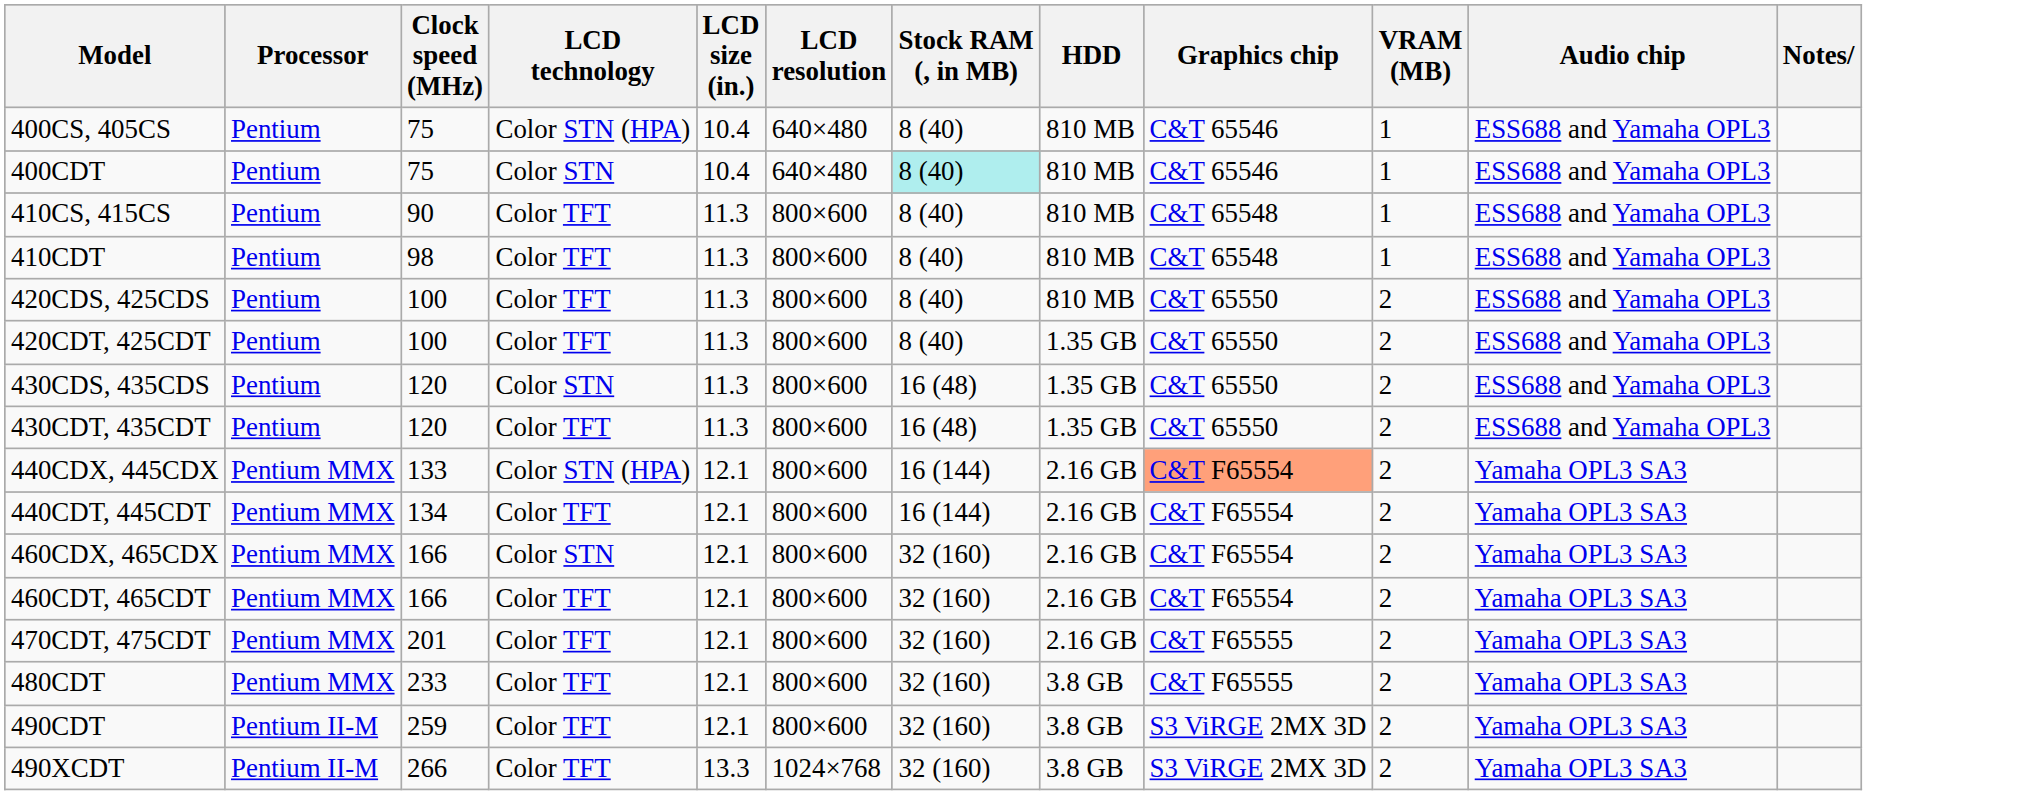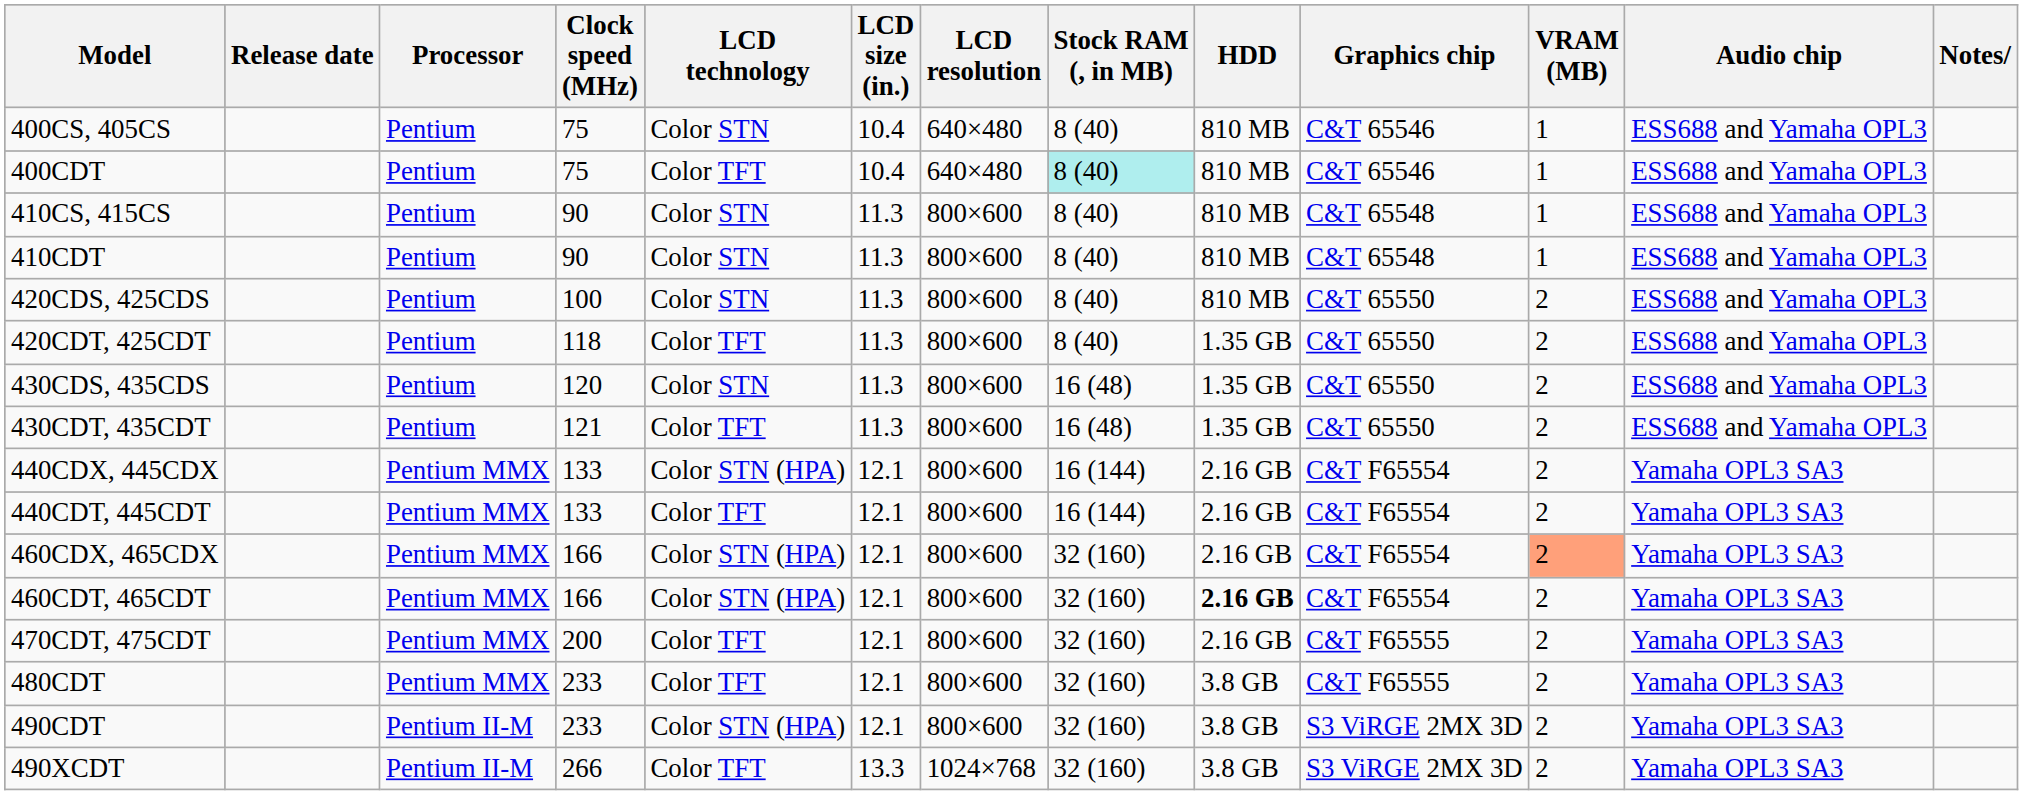+ column: (302, 56)
(593, 128) Color STN (HPA) -> (710, 128) Color STN
(555, 171) Color STN -> (708, 171) Color TFT
(553, 214) Color TFT -> (710, 214) Color STN
(420, 256) 98 -> (575, 256) 90
(553, 256) Color TFT -> (710, 256) Color STN
(553, 299) Color TFT -> (710, 299) Color STN
(427, 342) 100 -> (582, 342) 118
(427, 427) 120 -> (582, 427) 121
(1221, 469) lightsalmon background -> (1378, 469) no background
(427, 512) 134 -> (582, 512) 133
(555, 555) Color STN -> (748, 555) Color STN (HPA)
(1385, 555) no background -> (1542, 555) lightsalmon background
(553, 597) Color TFT -> (748, 597) Color STN (HPA)
(1092, 597) normal -> (1247, 597) bold
(427, 640) 201 -> (582, 640) 200
(427, 725) 259 -> (582, 725) 233
(553, 725) Color TFT -> (748, 725) Color STN (HPA)
